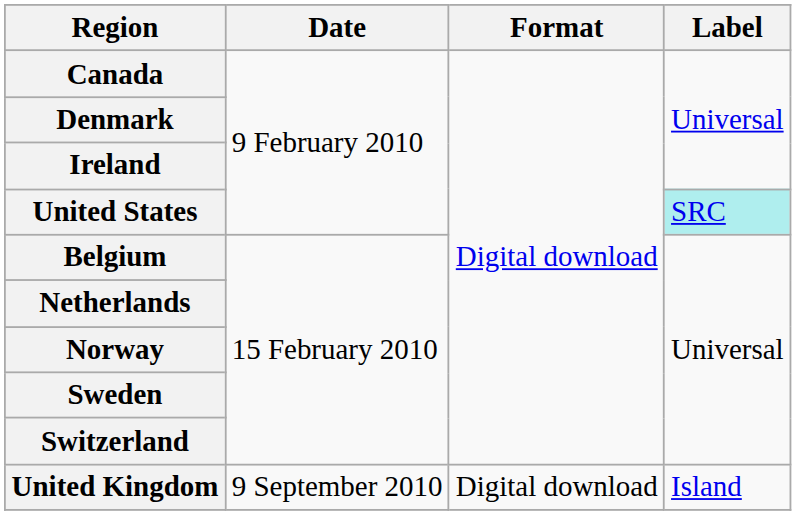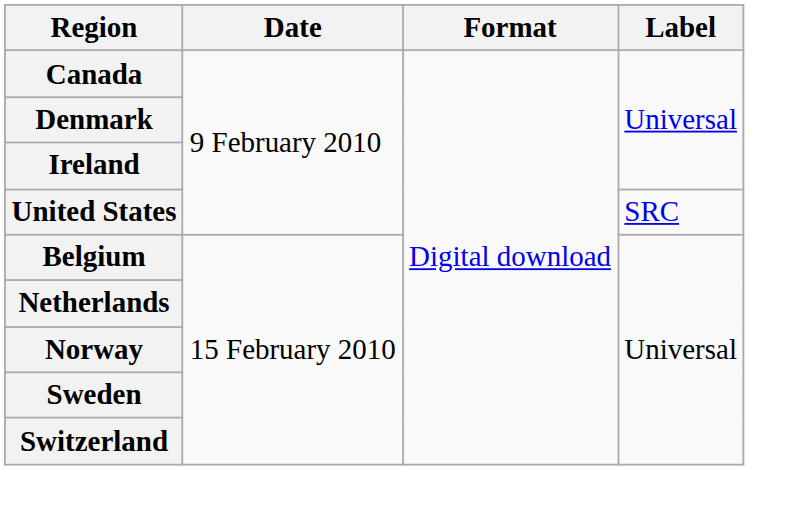(698, 211) paleturquoise background -> (652, 211) no background
- row: (115, 486)
